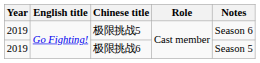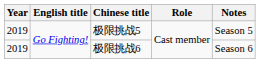(234, 30) Season 6 -> (234, 30) Season 5
(234, 49) Season 5 -> (234, 49) Season 6
